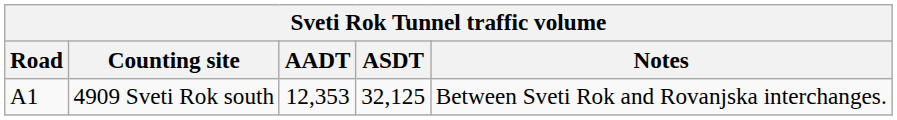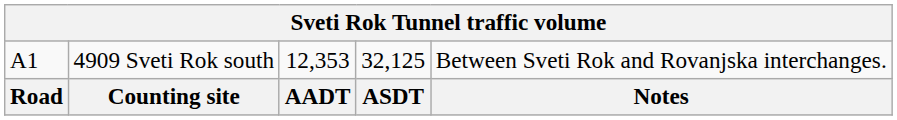rows swapped: (37, 59) <-> (24, 96)
